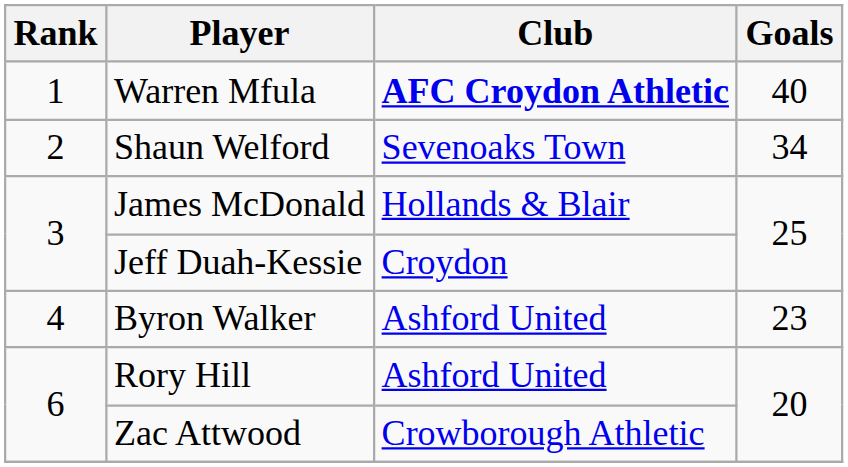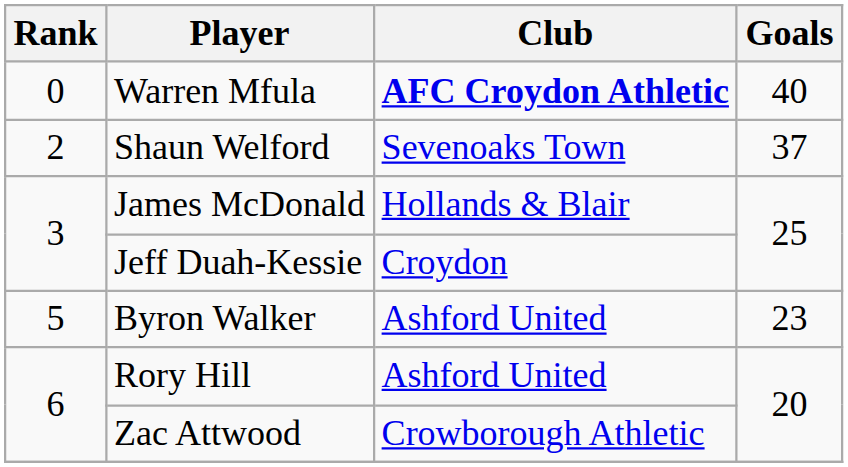(55, 90) 1 -> (55, 90) 0
(790, 147) 34 -> (790, 147) 37
(55, 318) 4 -> (55, 318) 5
